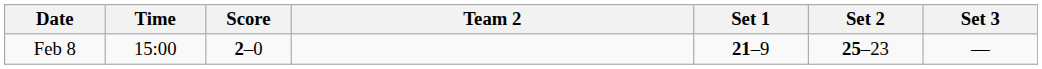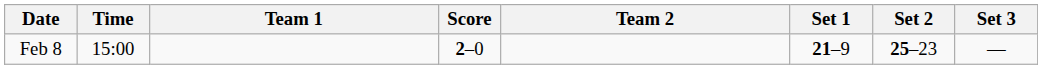+ column: (294, 19)
